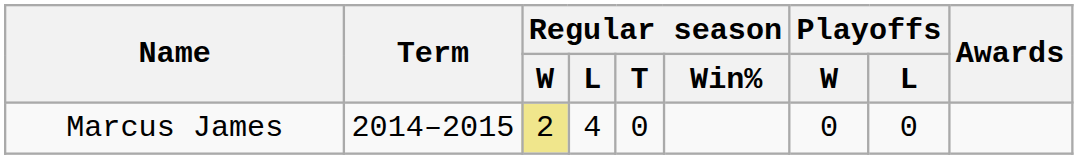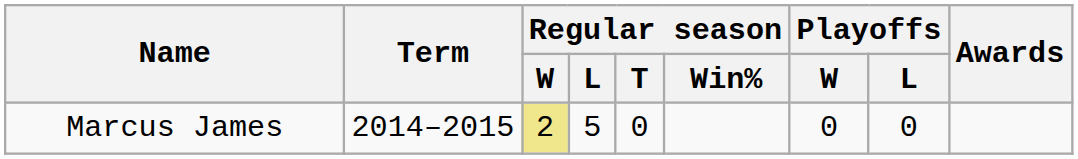(592, 128) 4 -> (592, 128) 5
